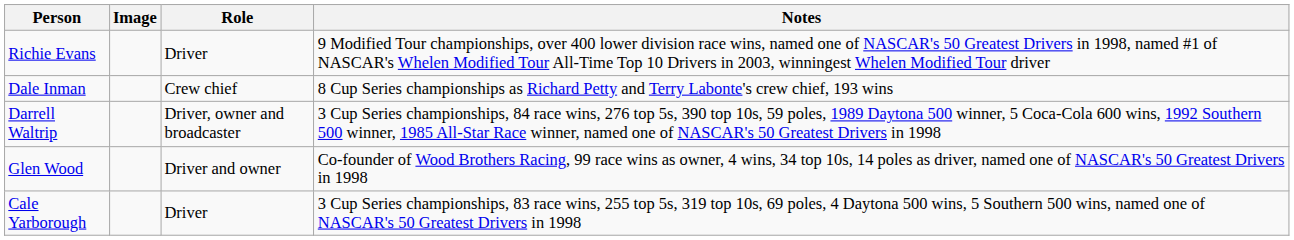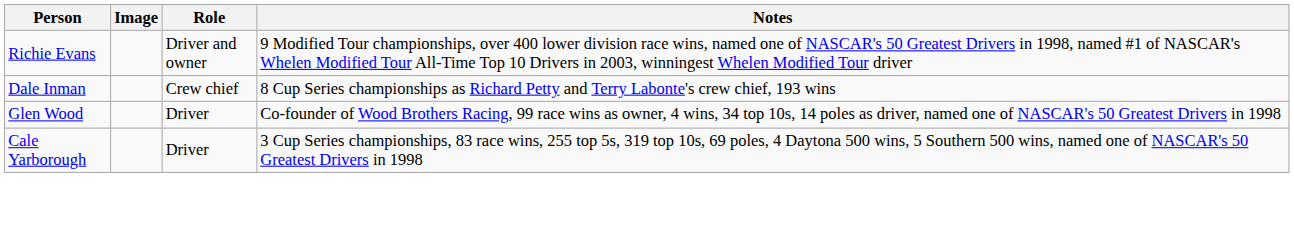(186, 52) Driver -> (201, 52) Driver and owner
- row: (33, 123)
(223, 168) Driver and owner -> (187, 114) Driver
